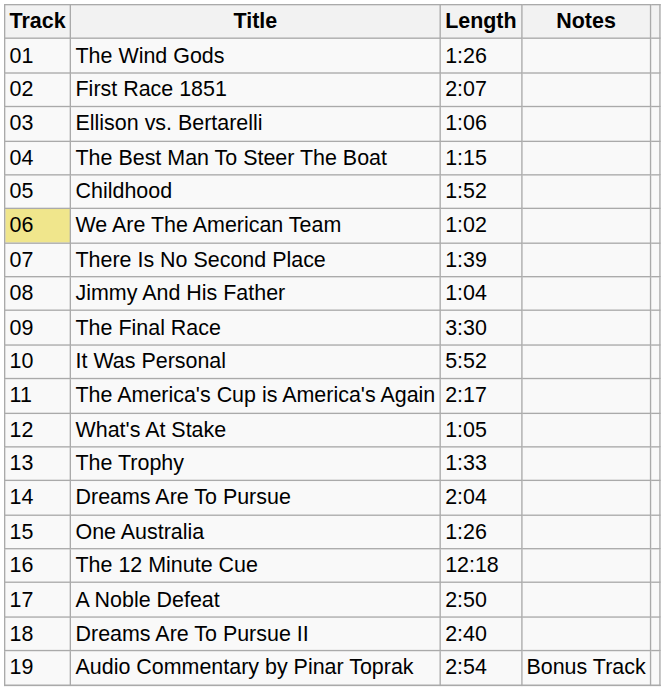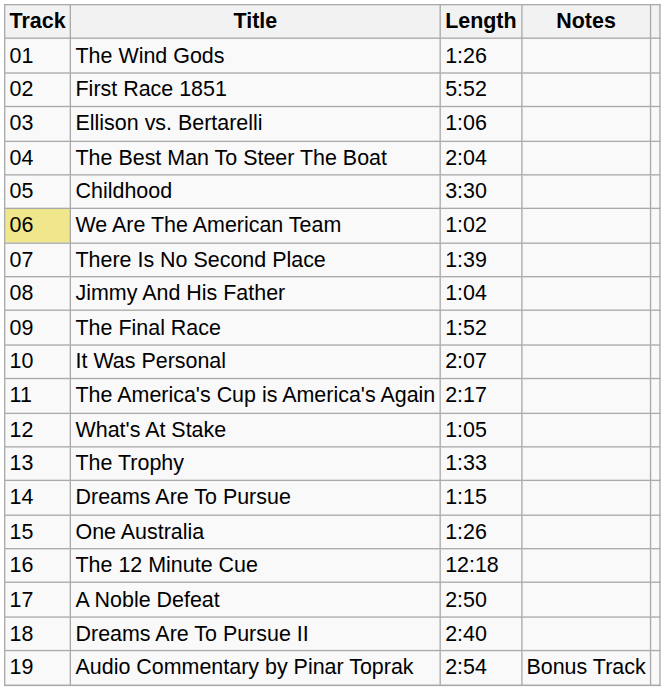(466, 89) 2:07 -> (466, 89) 5:52
(466, 157) 1:15 -> (466, 157) 2:04
(466, 191) 1:52 -> (466, 191) 3:30
(466, 327) 3:30 -> (466, 327) 1:52
(466, 361) 5:52 -> (466, 361) 2:07
(466, 497) 2:04 -> (466, 497) 1:15
